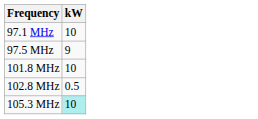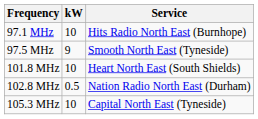+ column: (169, 13)
(71, 104) paleturquoise background -> (71, 104) no background
